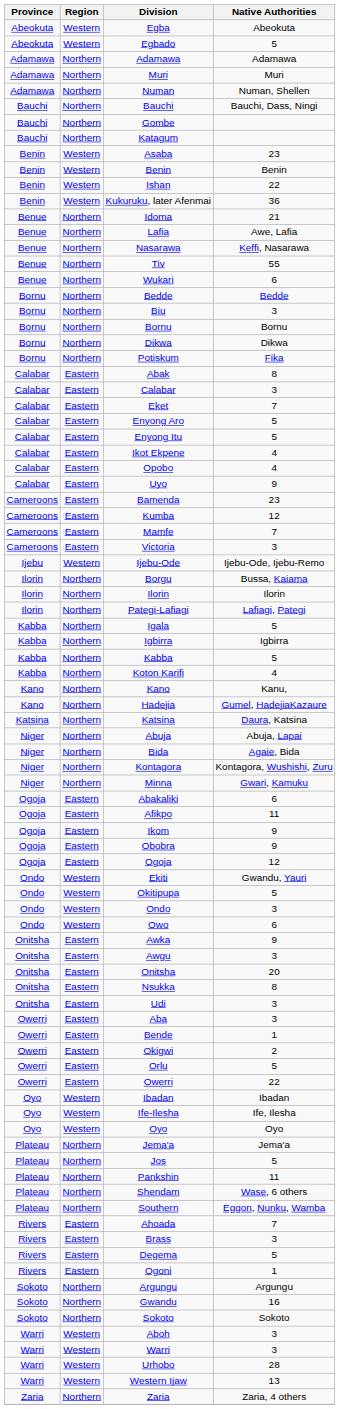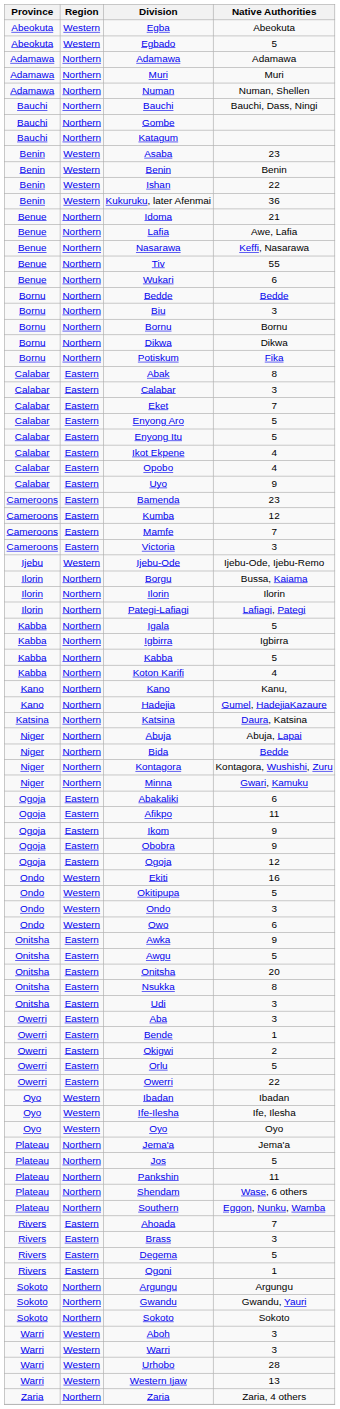(274, 751) Agaie, Bida -> (274, 751) Bedde
(274, 877) Gwandu, Yauri -> (274, 877) 16
(274, 956) 3 -> (274, 956) 5
(274, 1302) 16 -> (274, 1302) Gwandu, Yauri
